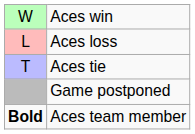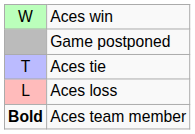rows swapped: (84, 41) <-> (110, 91)
